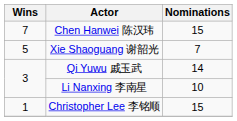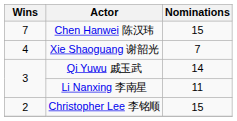(25, 50) 5 -> (25, 50) 4
(197, 88) 10 -> (197, 88) 11
(25, 107) 1 -> (25, 107) 2
